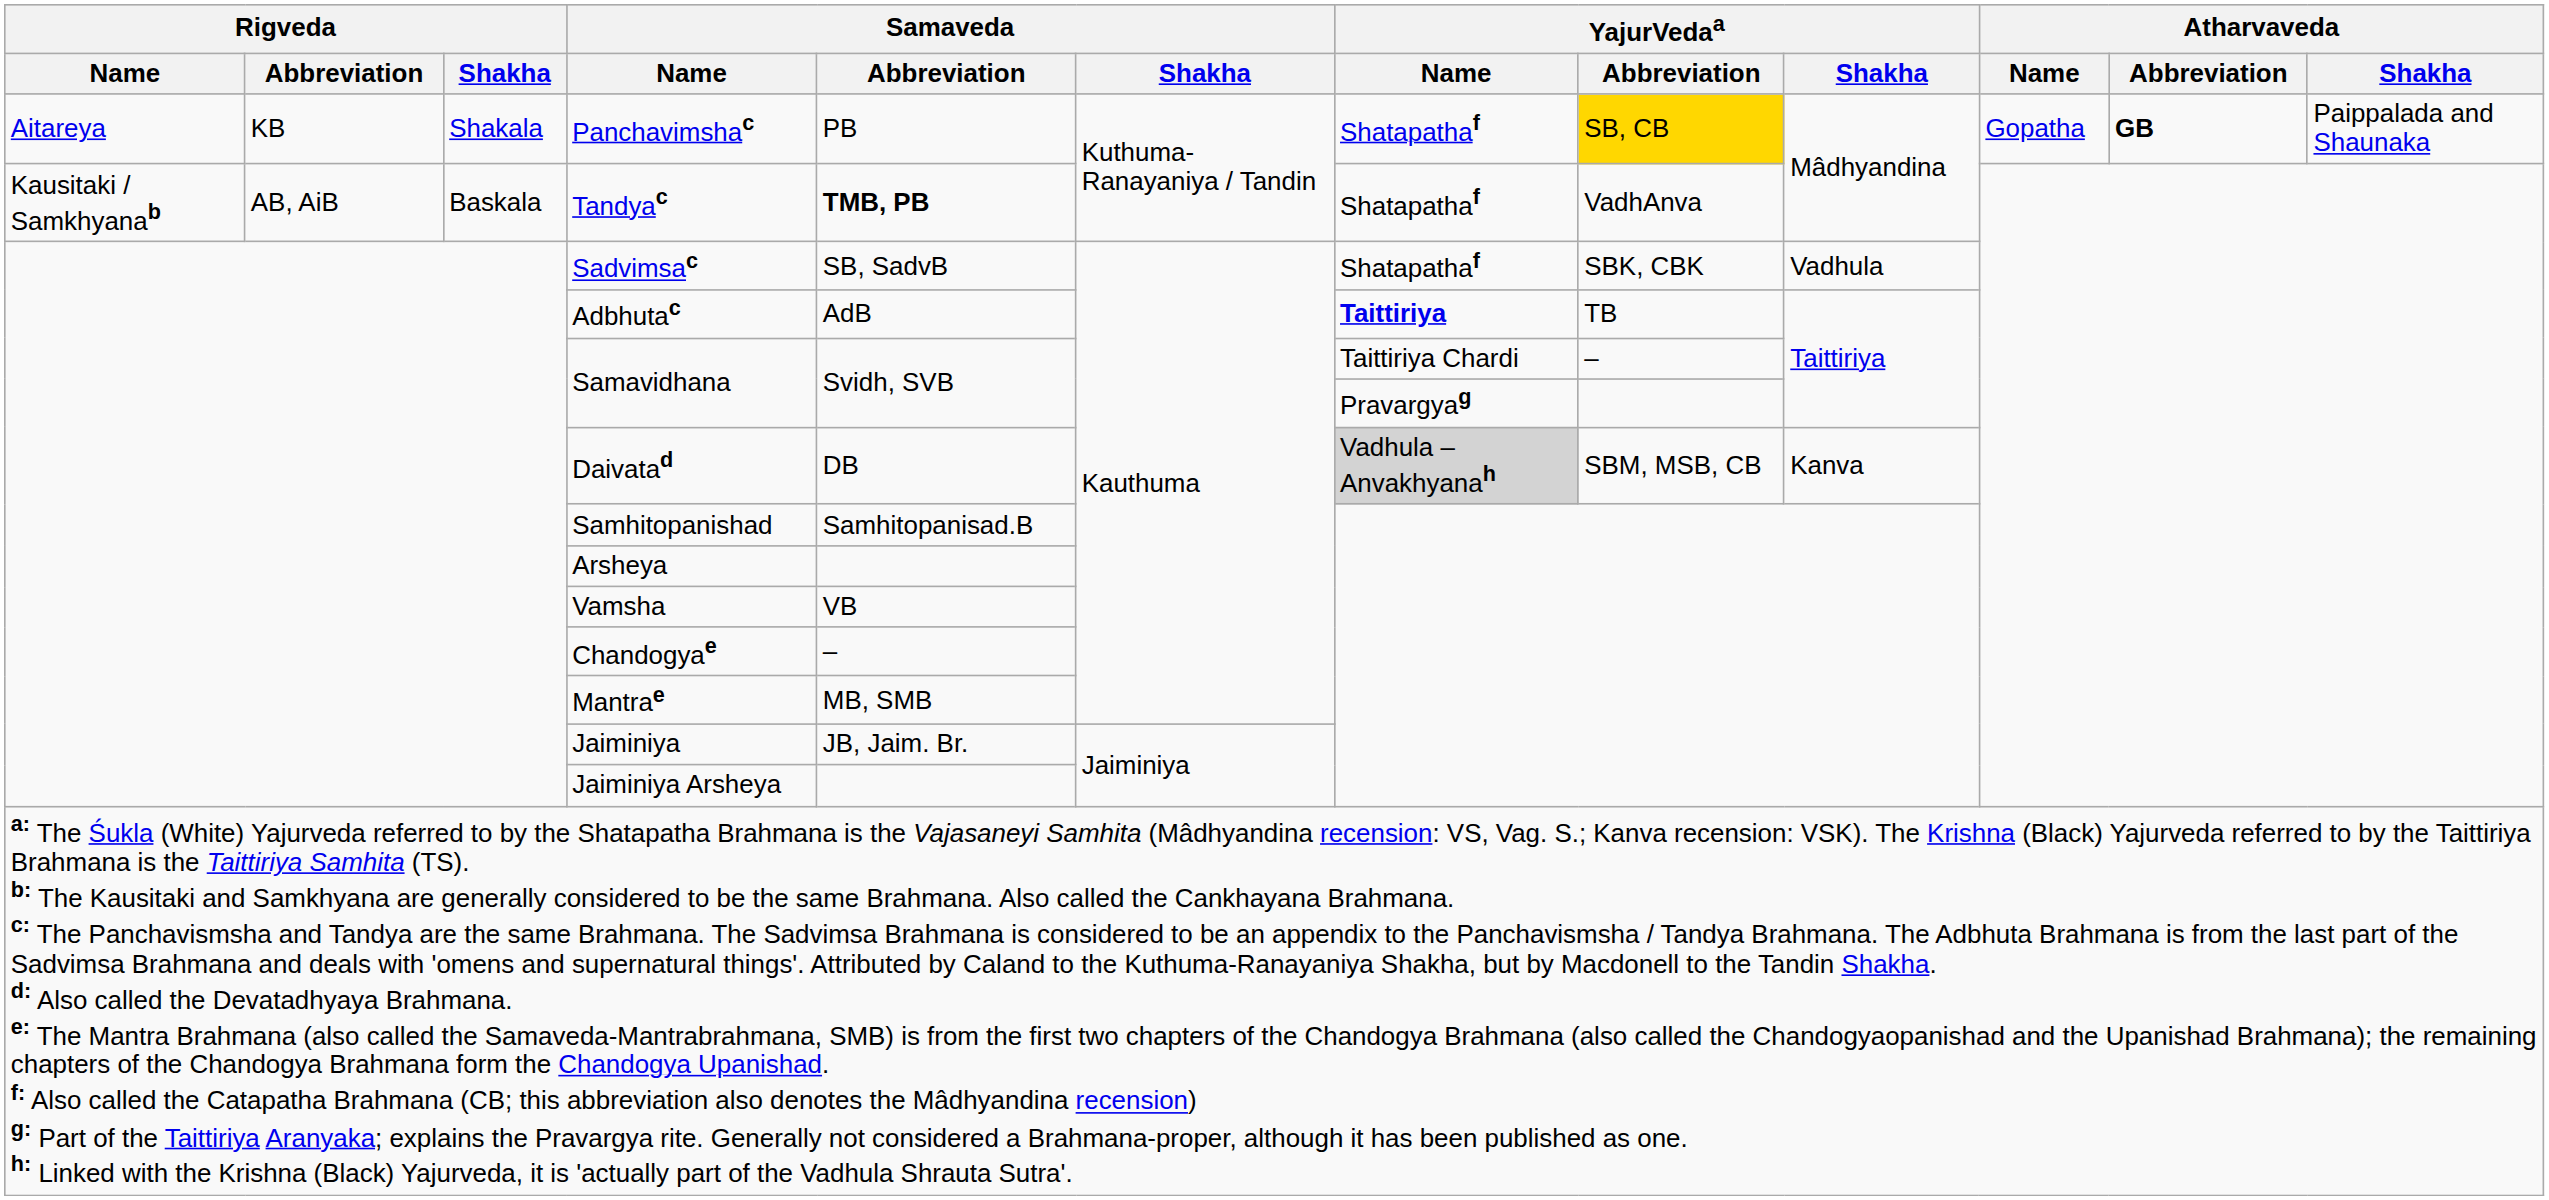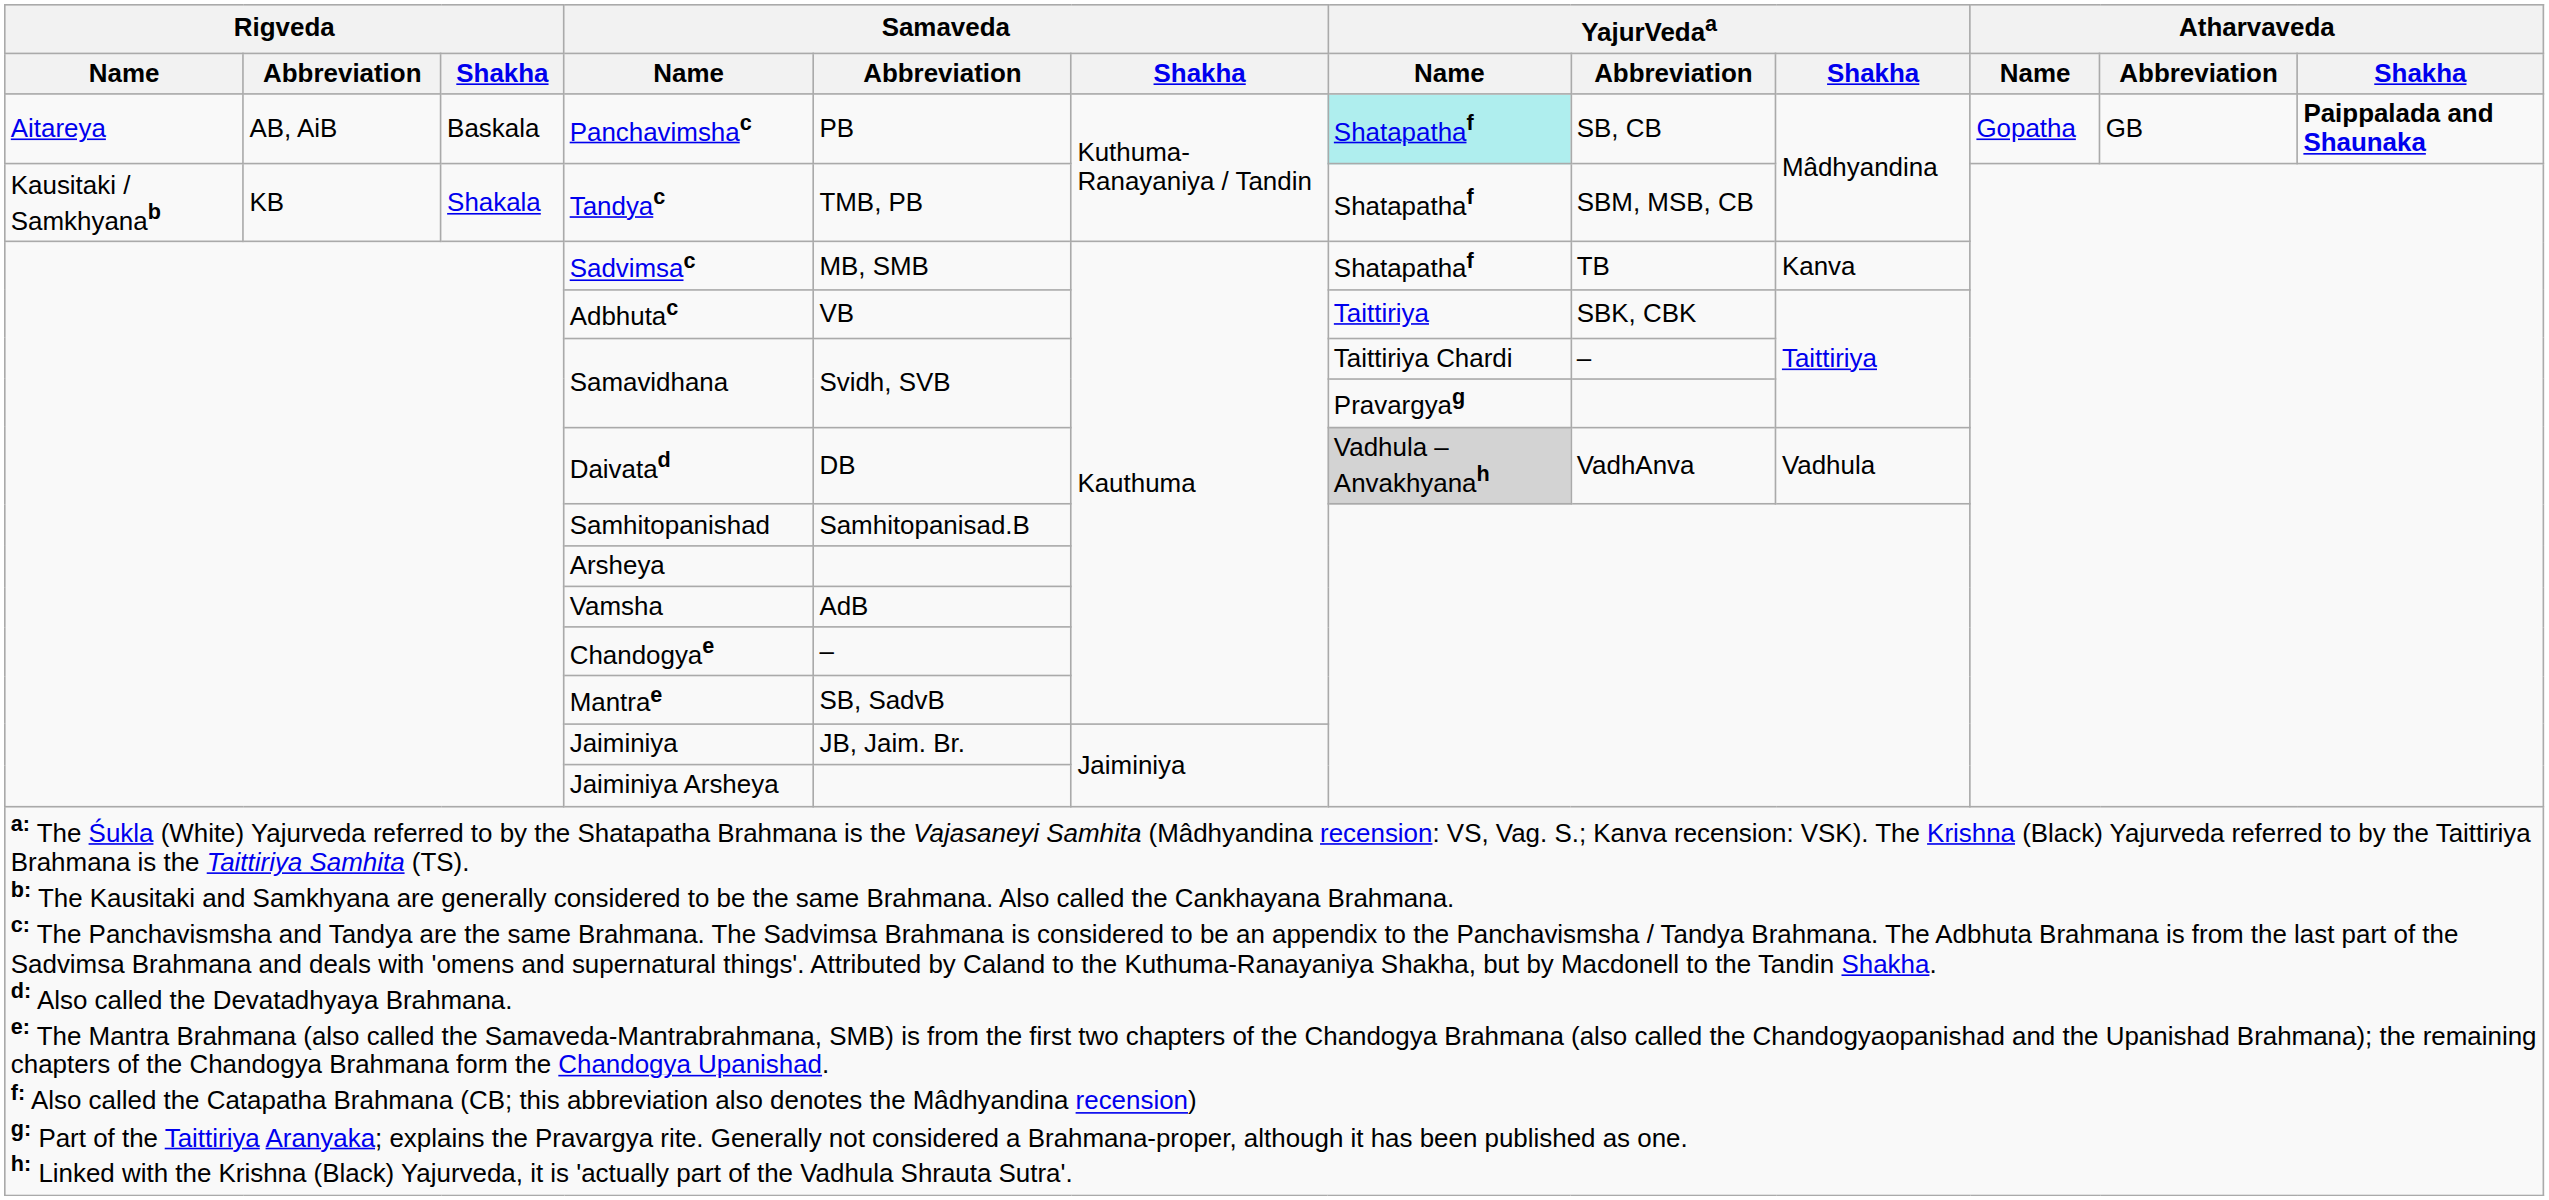(268, 128) KB -> (293, 128) AB, AiB
(496, 128) Shakala -> (493, 128) Baskala
(1410, 128) no background -> (1404, 128) paleturquoise background
(1627, 128) gold background -> (1619, 128) no background
(2135, 128) bold -> (2124, 128) normal
(2404, 128) normal -> (2398, 128) bold
(295, 202) AB, AiB -> (267, 202) KB
(495, 202) Baskala -> (494, 202) Shakala
(876, 202) bold -> (871, 202) normal
(1643, 202) VadhAnva -> (1665, 202) SBM, MSB, CB
(885, 265) SB, SadvB -> (874, 265) MB, SMB
(1644, 265) SBK, CBK -> (1593, 265) TB
(1837, 265) Vadhula -> (1819, 265) Kanva
(847, 313) AdB -> (837, 313) VB
(1393, 313) bold -> (1381, 313) normal
(1601, 313) TB -> (1637, 313) SBK, CBK
(1673, 465) SBM, MSB, CB -> (1636, 465) VadhAnva
(1827, 465) Kanva -> (1829, 465) Vadhula
(840, 606) VB -> (844, 606) AdB
(878, 699) MB, SMB -> (882, 699) SB, SadvB
